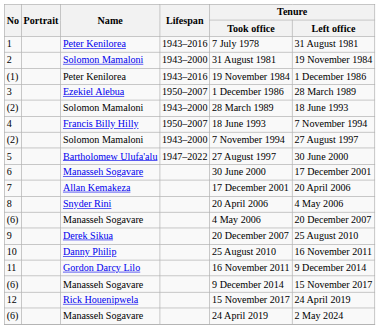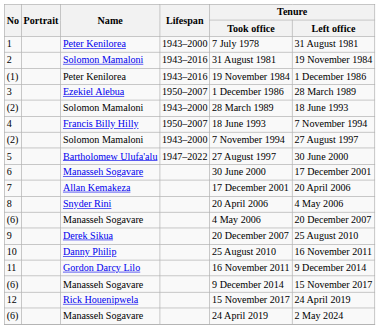(185, 44) 1943–2016 -> (185, 44) 1943–2000
(185, 60) 1943–2000 -> (185, 60) 1943–2016
